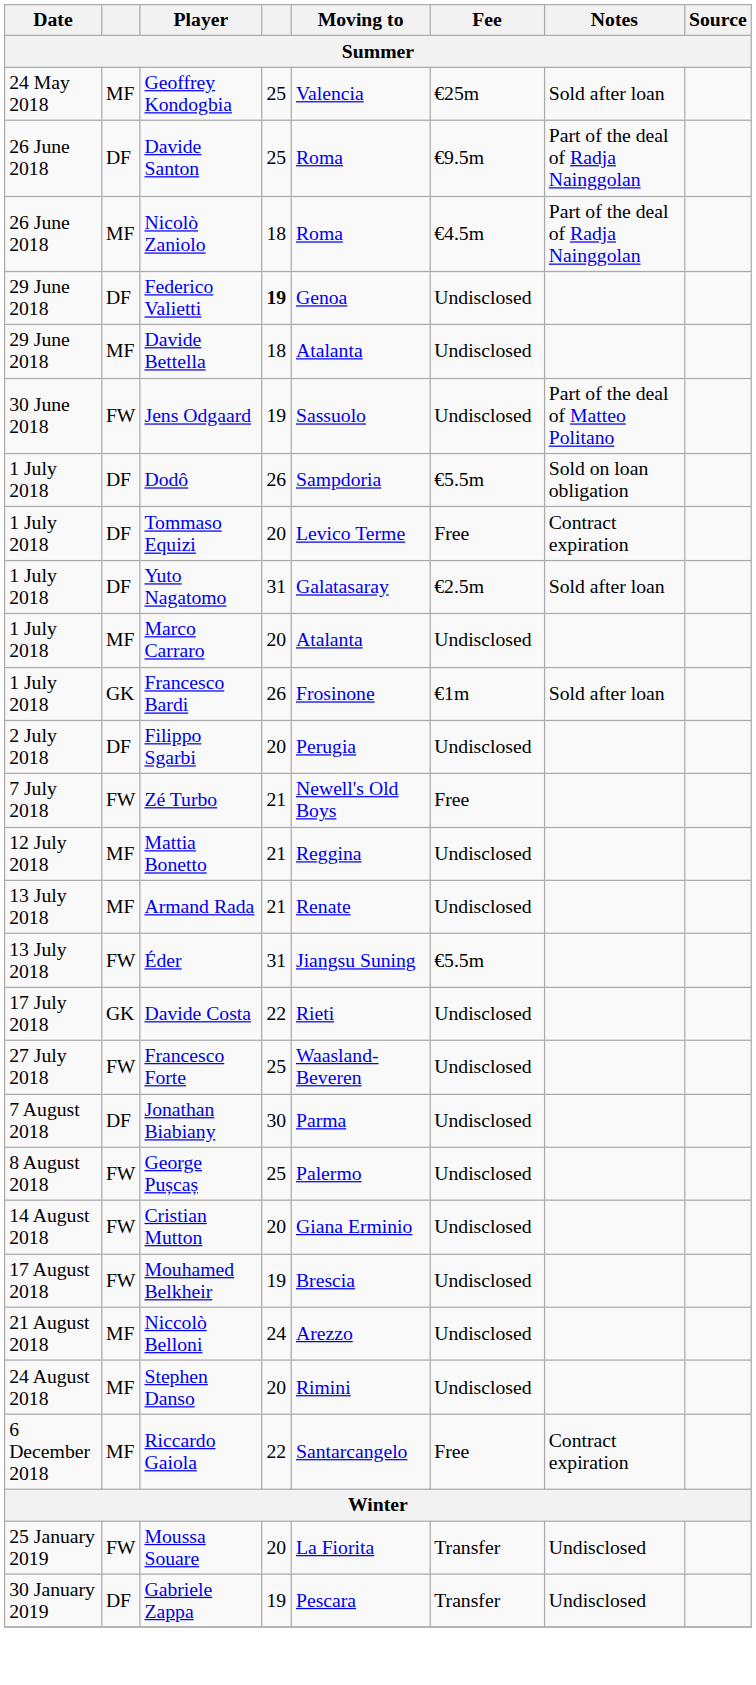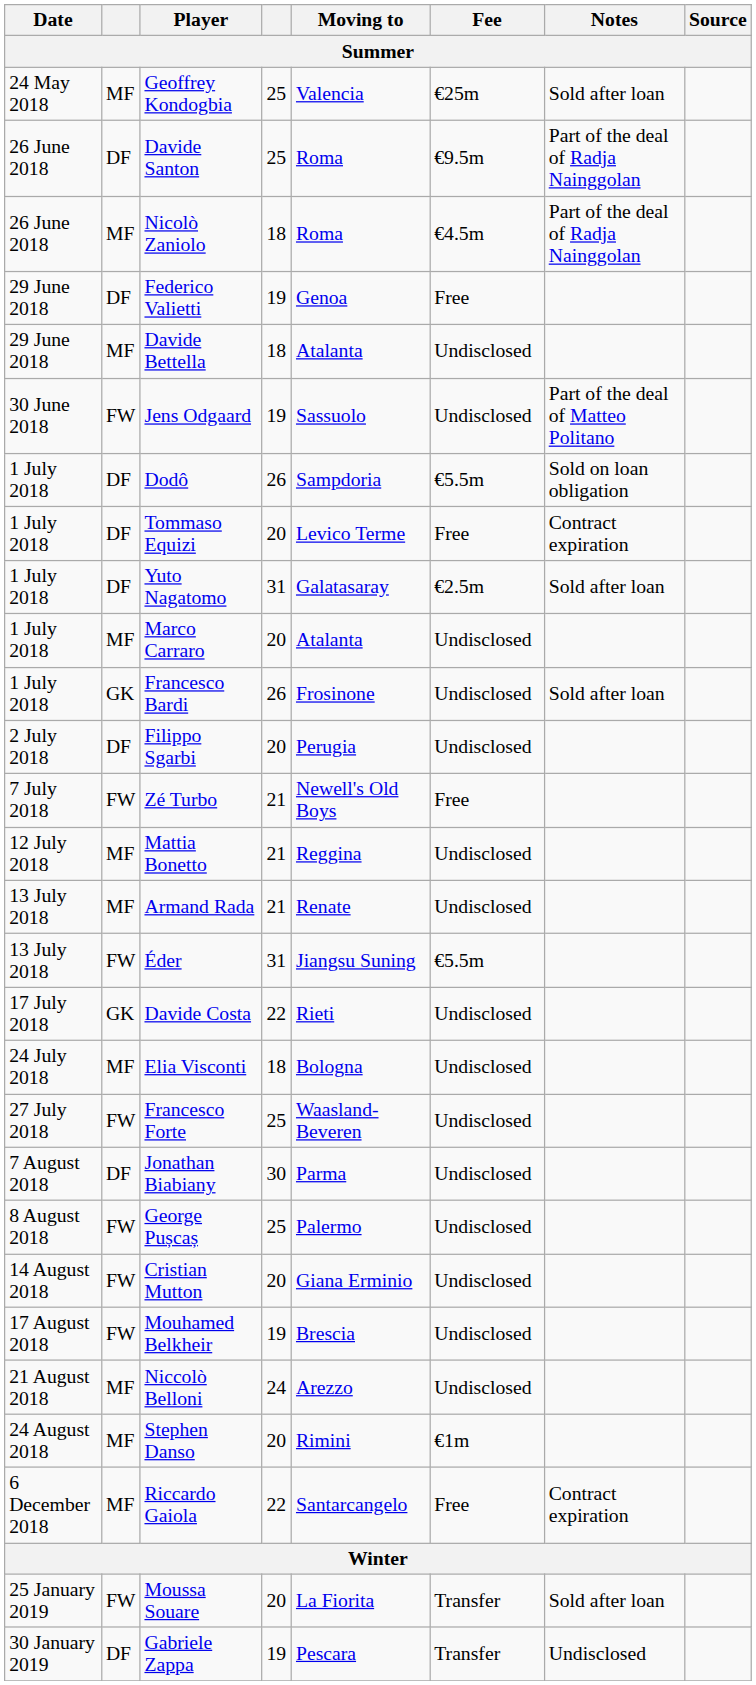(276, 297) bold -> (276, 297) normal
(483, 297) Undisclosed -> (452, 297) Free
(452, 693) €1m -> (483, 693) Undisclosed
+ row: (195, 1066)
(483, 1387) Undisclosed -> (452, 1440) €1m
(597, 1547) Undisclosed -> (607, 1600) Sold after loan
